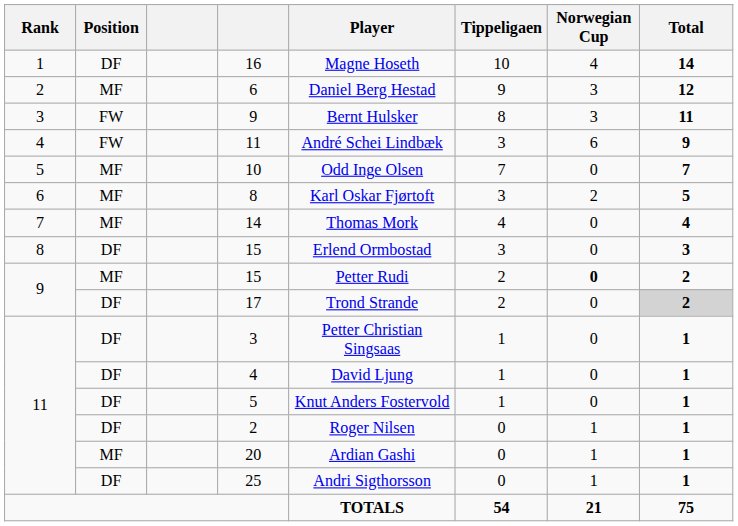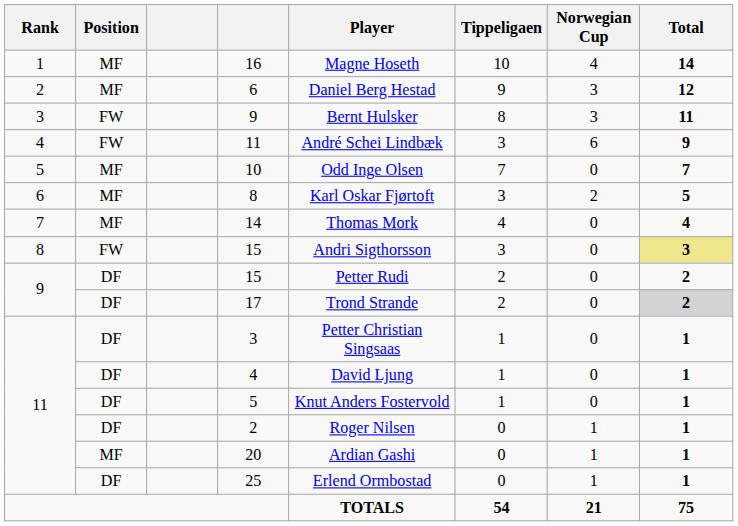(111, 63) DF -> (111, 63) MF
(111, 249) DF -> (111, 249) FW
(372, 249) Erlend Ormbostad -> (372, 249) Andri Sigthorsson
(686, 249) no background -> (686, 249) khaki background
(111, 276) MF -> (111, 276) DF
(594, 276) bold -> (594, 276) normal
(372, 481) Andri Sigthorsson -> (372, 481) Erlend Ormbostad
